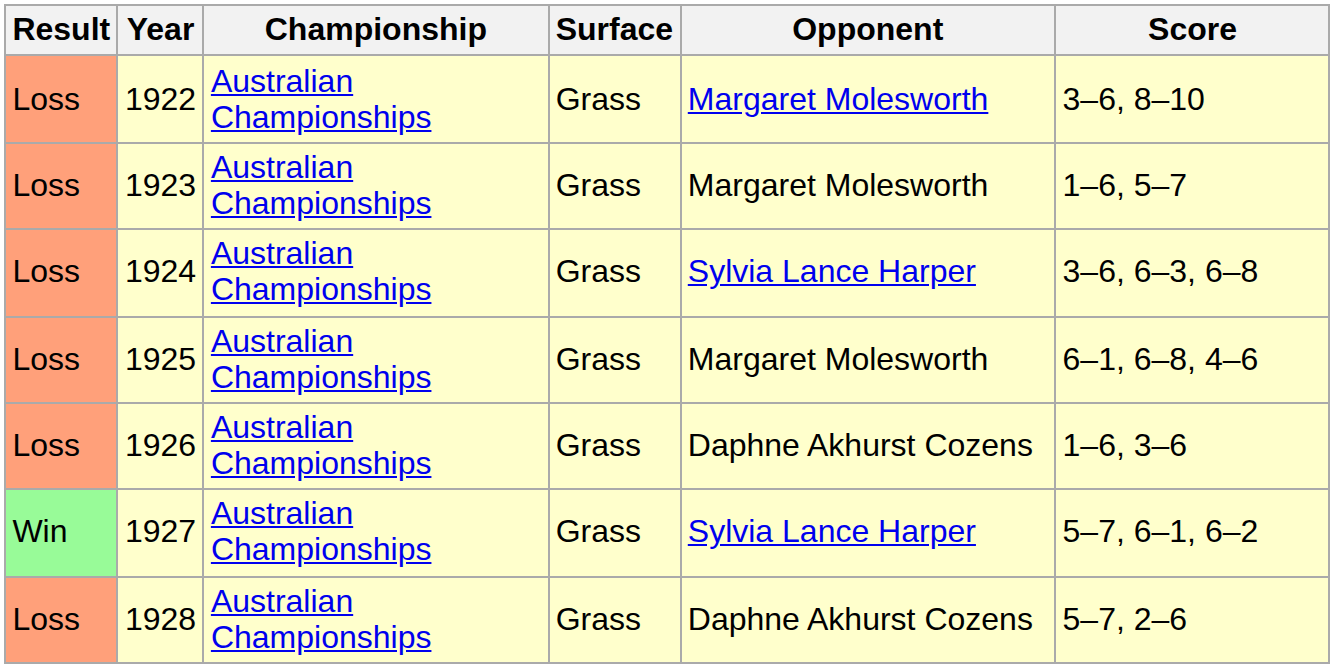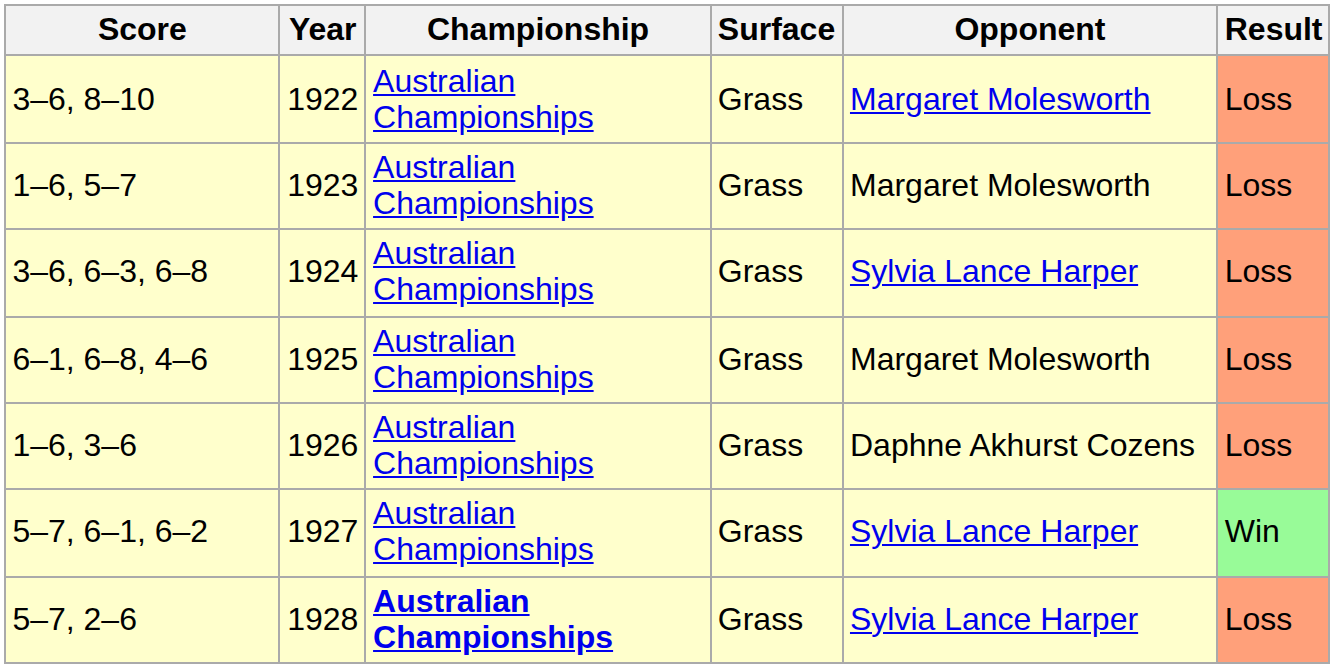columns swapped: (61, 29) <-> (1193, 29)
(321, 619) normal -> (493, 619) bold
(860, 619) Daphne Akhurst Cozens -> (994, 619) Sylvia Lance Harper
